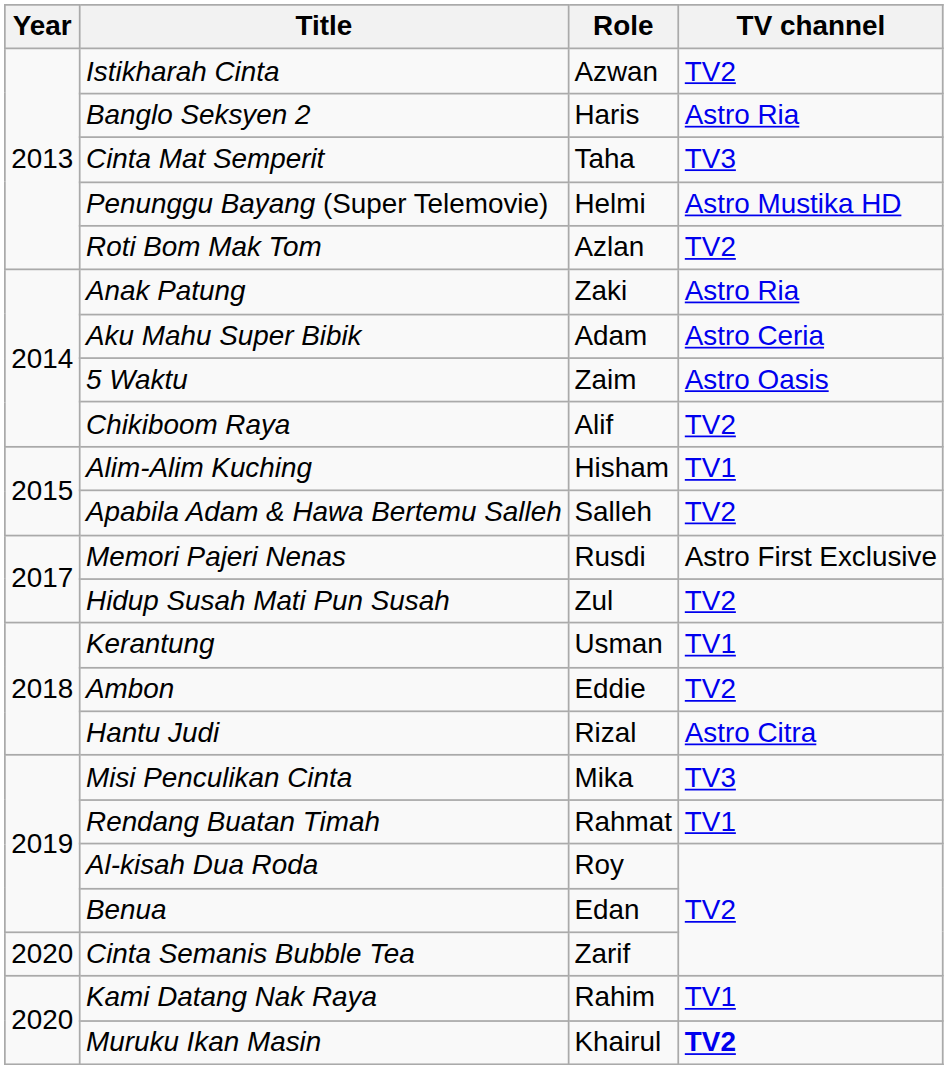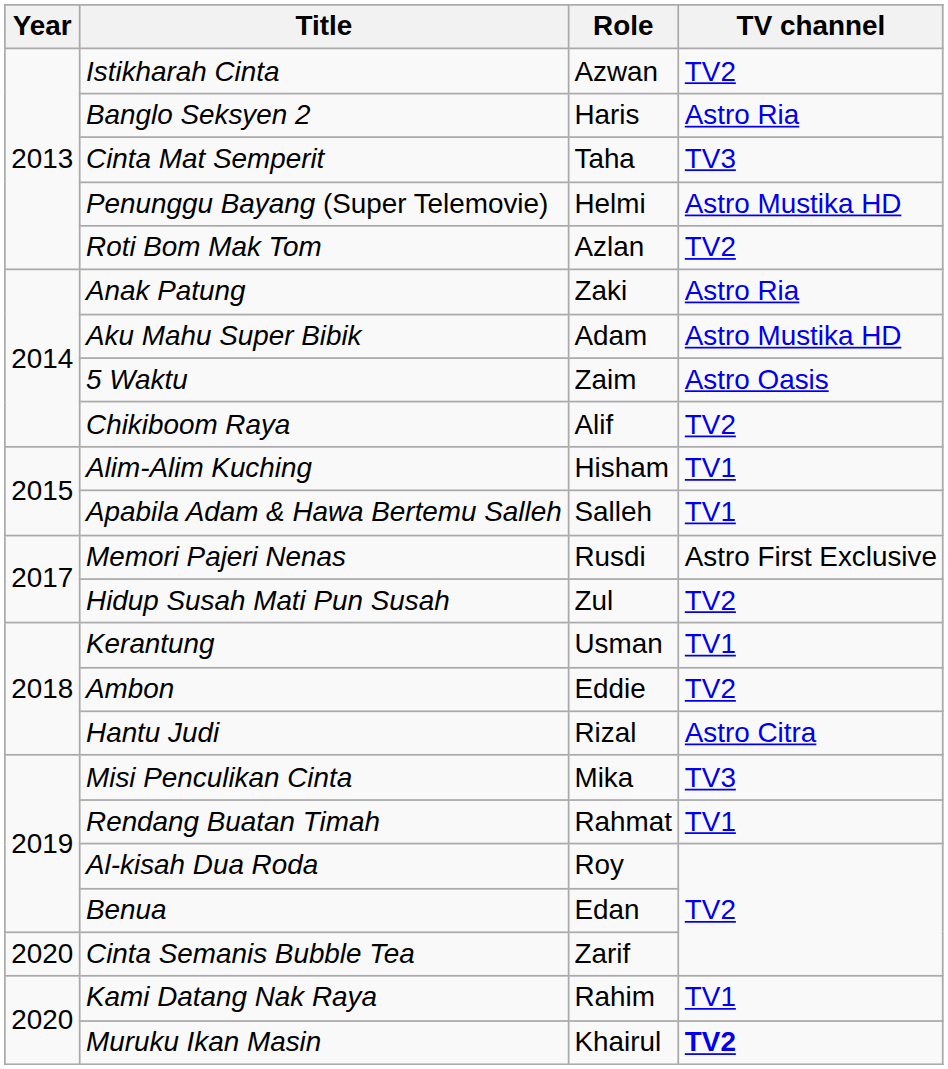(754, 335) Astro Ceria -> (793, 335) Astro Mustika HD
(710, 512) TV2 -> (710, 512) TV1
